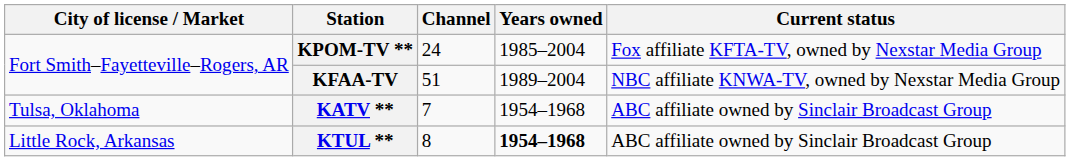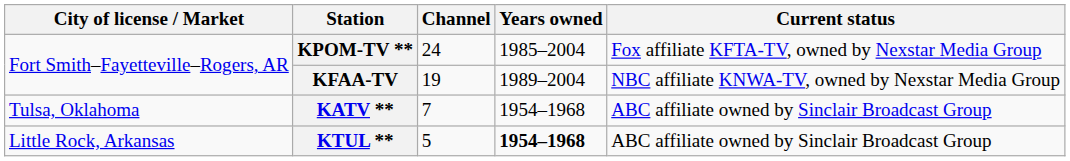(431, 79) 51 -> (431, 79) 19
(427, 140) 8 -> (427, 140) 5
